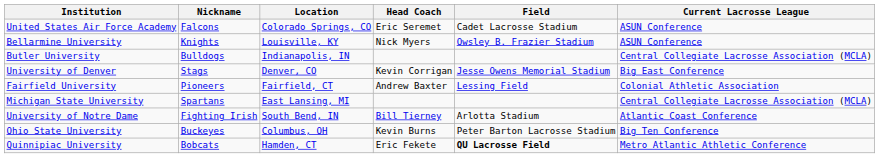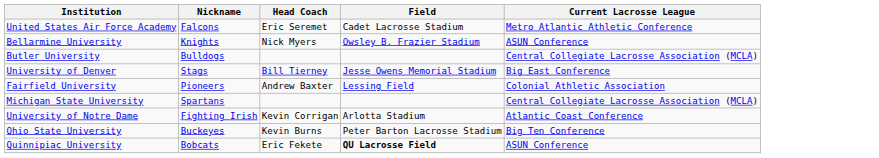- column: (317, 12)
(661, 27) ASUN Conference -> (599, 27) Metro Atlantic Athletic Conference
(414, 71) Kevin Corrigan -> (295, 71) Bill Tierney
(409, 116) Bill Tierney -> (300, 116) Kevin Corrigan
(713, 145) Metro Atlantic Athletic Conference -> (547, 145) ASUN Conference
